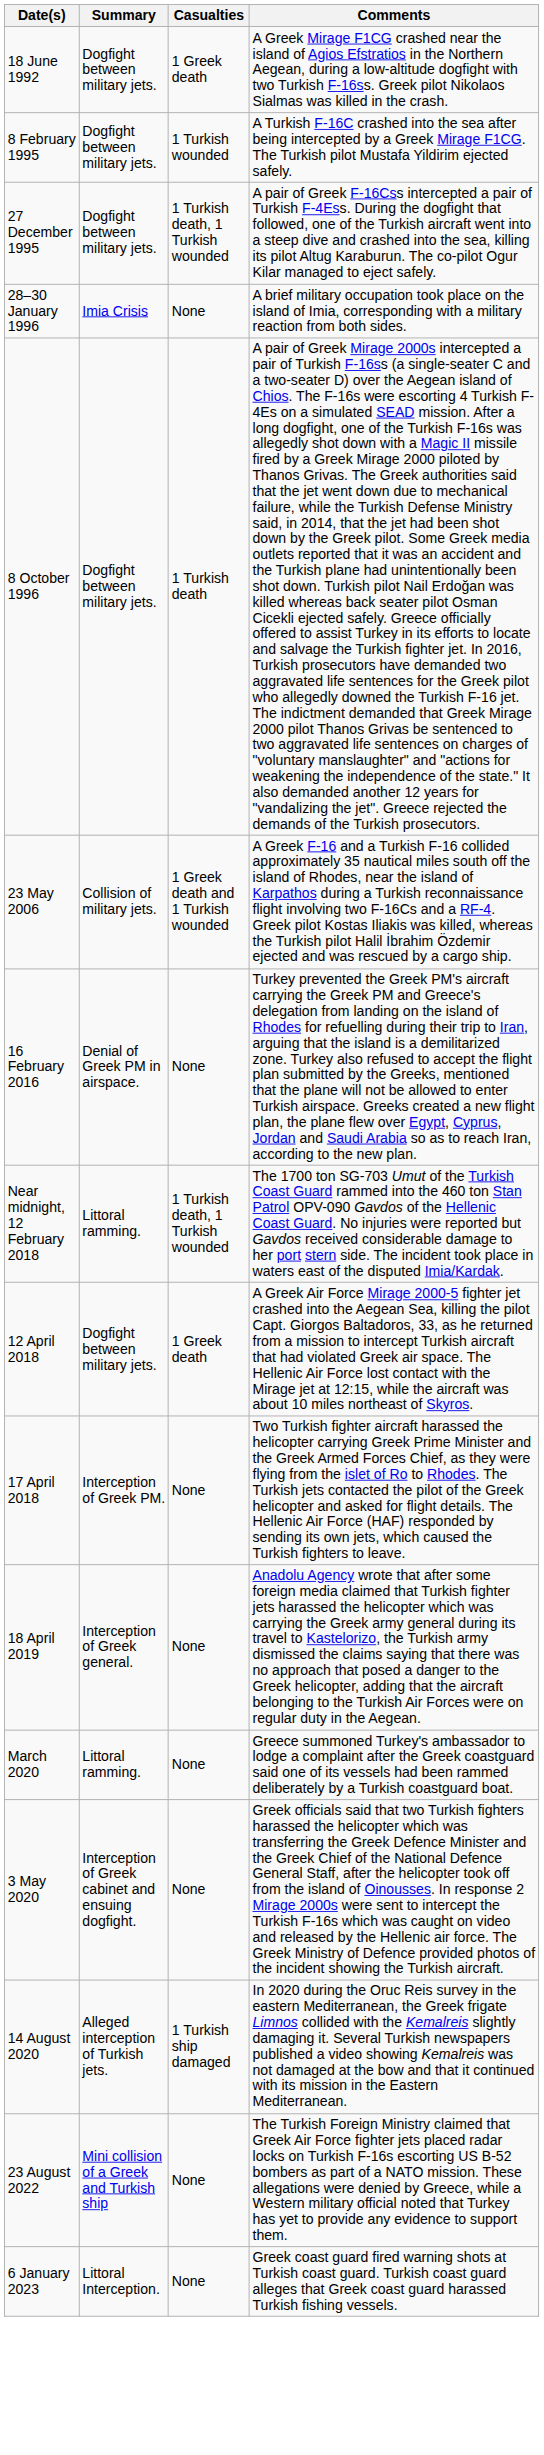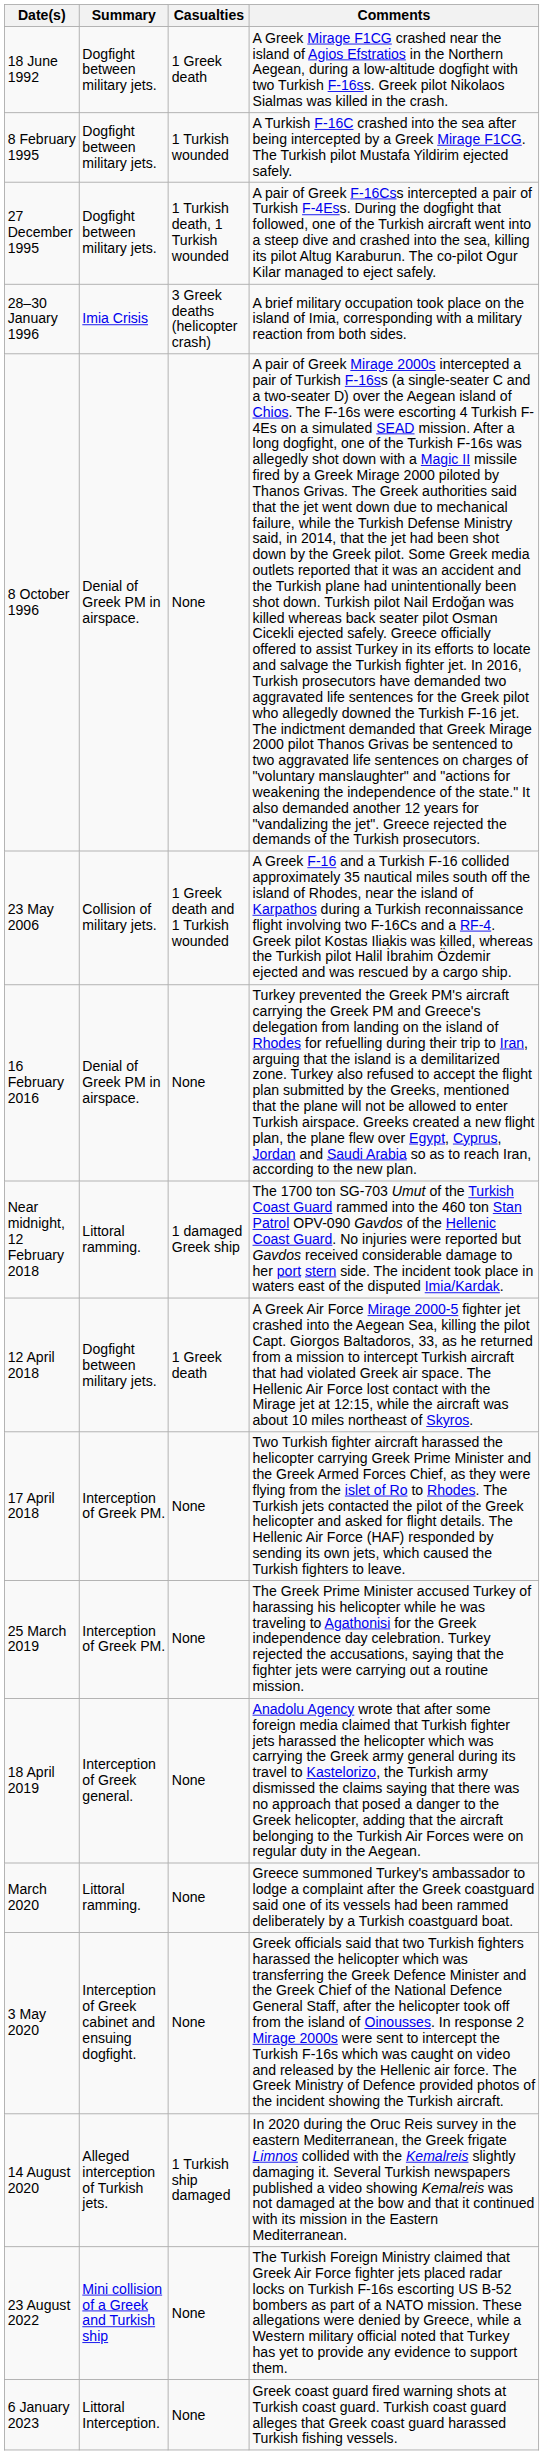(189, 310) None -> (205, 318) 3 Greek deaths (helicopter crash)
(119, 586) Dogfight between military jets. -> (121, 602) Denial of Greek PM in airspace.
(200, 586) 1 Turkish death -> (189, 602) None
(200, 1223) 1 Turkish death, 1 Turkish wounded -> (207, 1239) 1 damaged Greek ship
+ row: (37, 1639)
